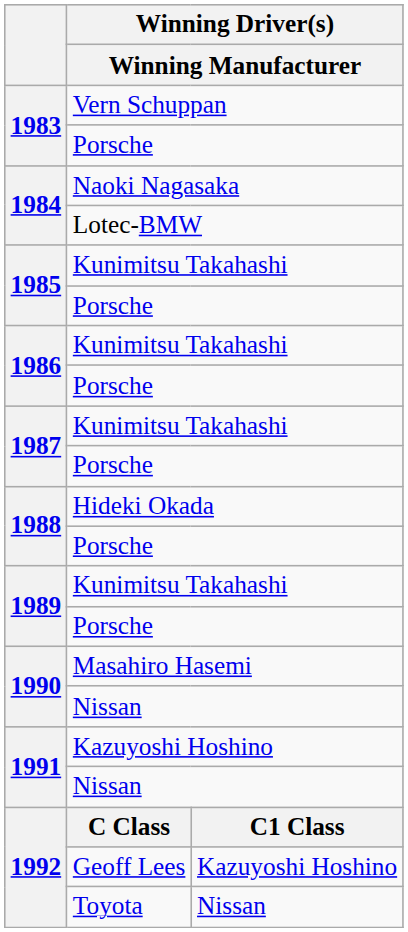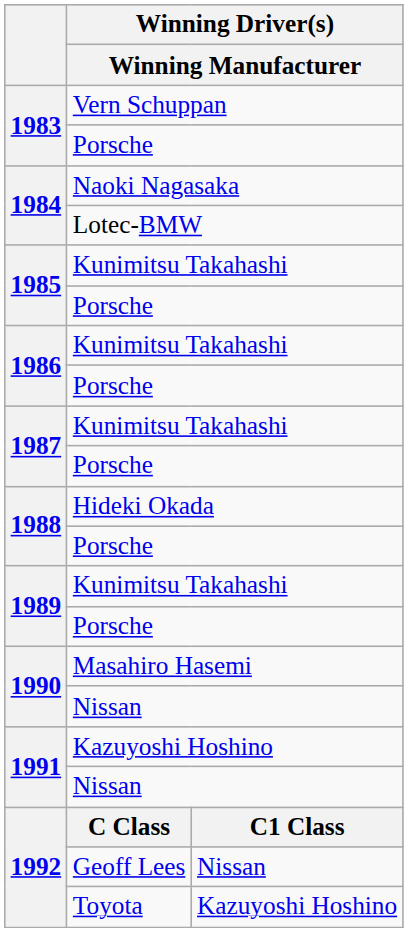(297, 866) Kazuyoshi Hoshino -> (231, 866) Nissan
(231, 906) Nissan -> (297, 906) Kazuyoshi Hoshino
